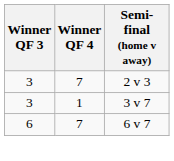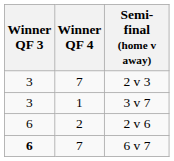+ row: (137, 124)
(29, 124) normal -> (29, 145) bold
